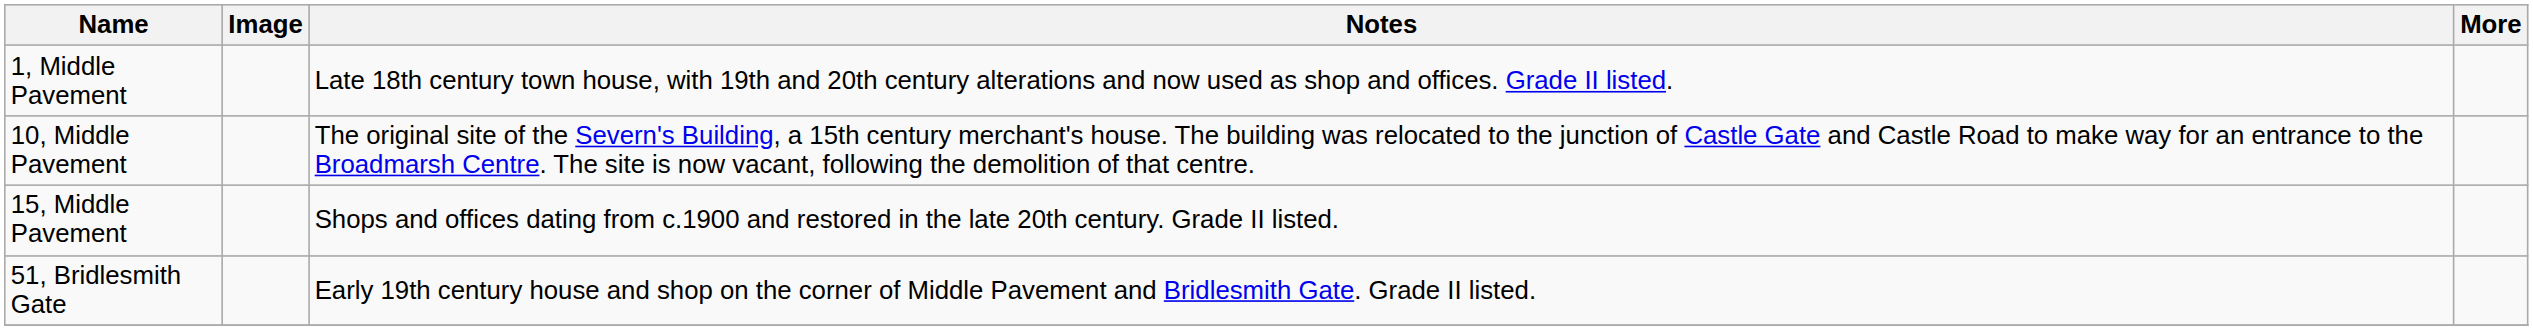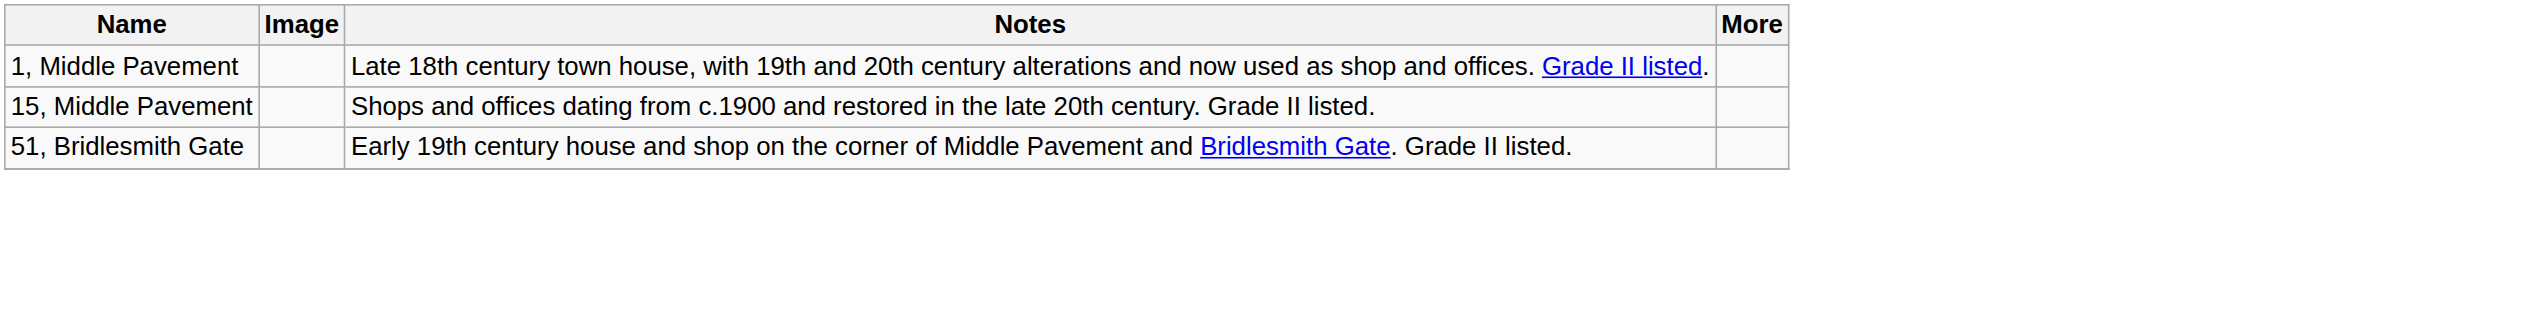- row: (70, 150)
